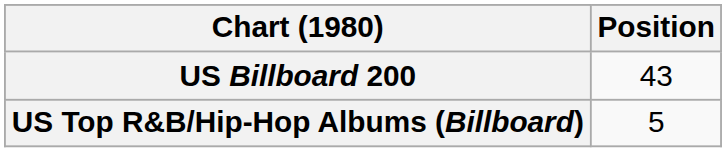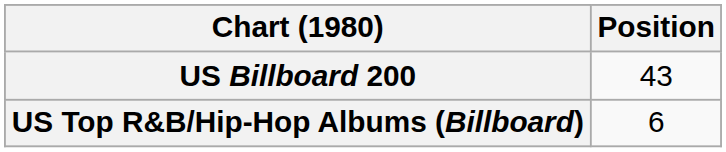(656, 122) 5 -> (656, 122) 6
